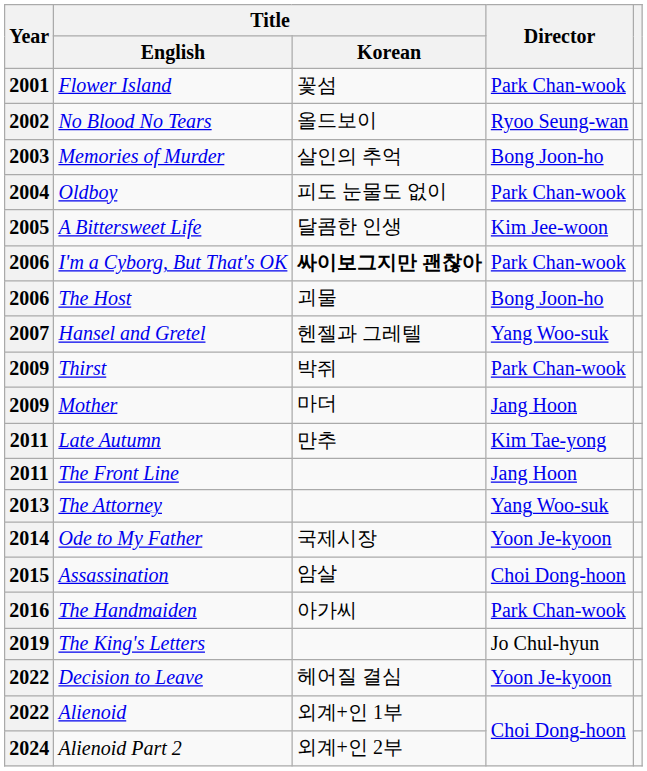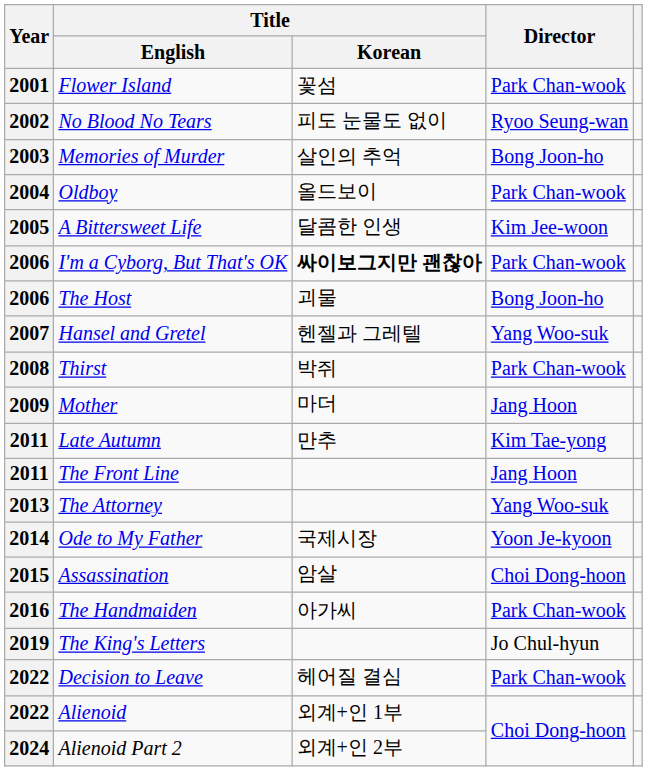(337, 120) 올드보이 -> (372, 120) 피도 눈물도 없이
(372, 191) 피도 눈물도 없이 -> (337, 191) 올드보이
(29, 369) 2009 -> (29, 369) 2008
(551, 677) Yoon Je-kyoon -> (558, 677) Park Chan-wook
